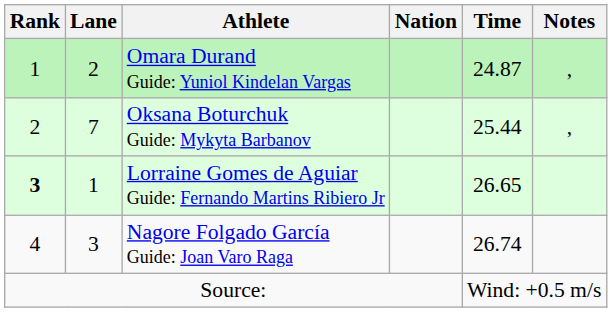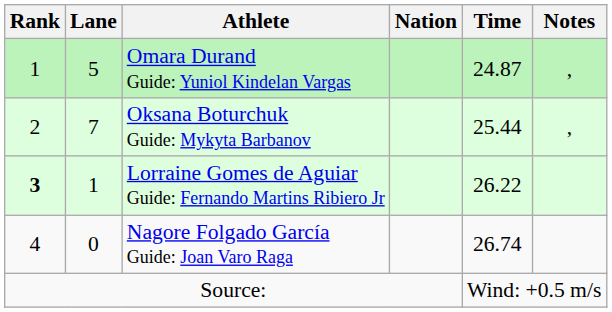(93, 68) 2 -> (93, 68) 5
(497, 185) 26.65 -> (497, 185) 26.22
(93, 243) 3 -> (93, 243) 0
